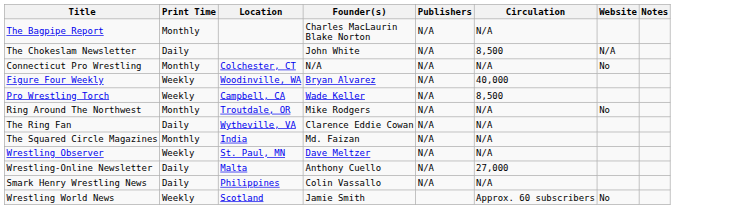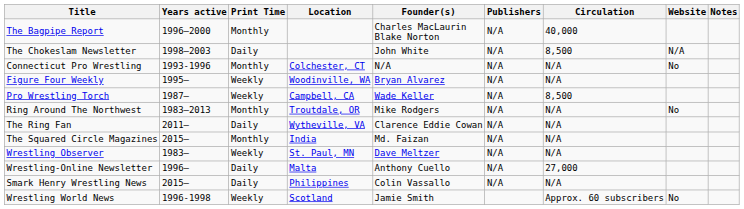+ column: (194, 12)
(484, 31) N/A -> (561, 31) 40,000
(492, 80) 40,000 -> (553, 80) N/A
